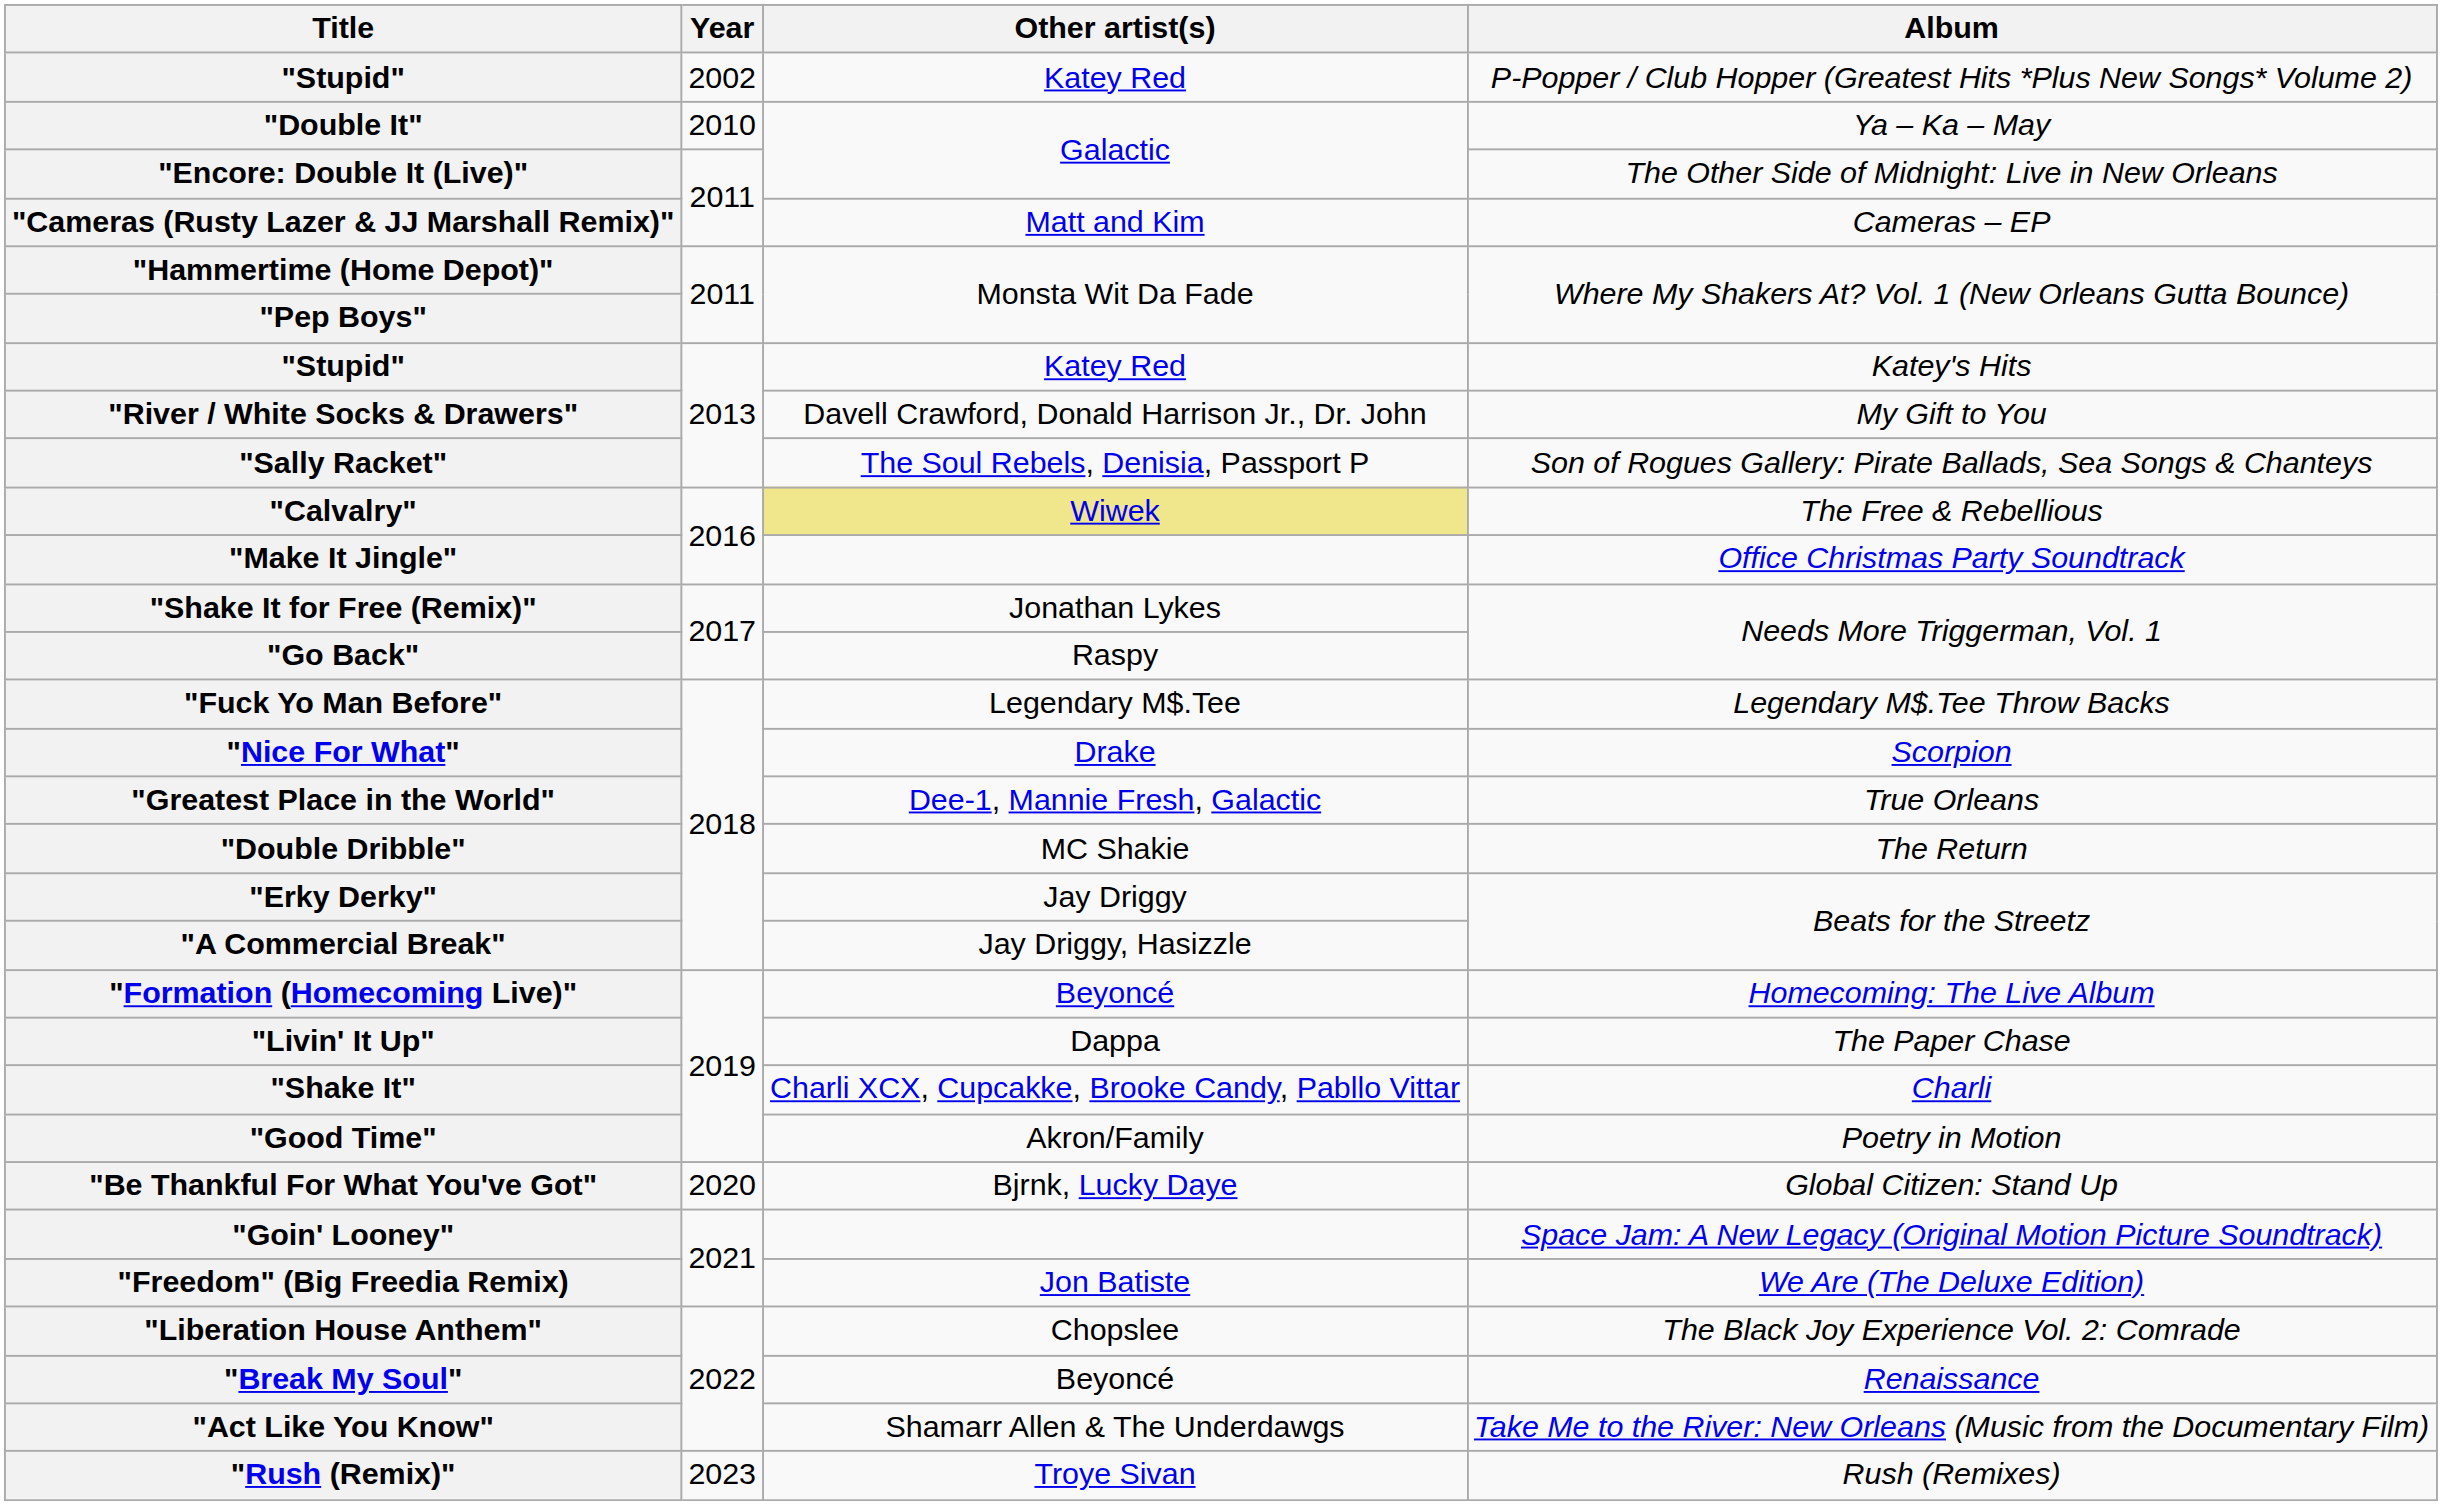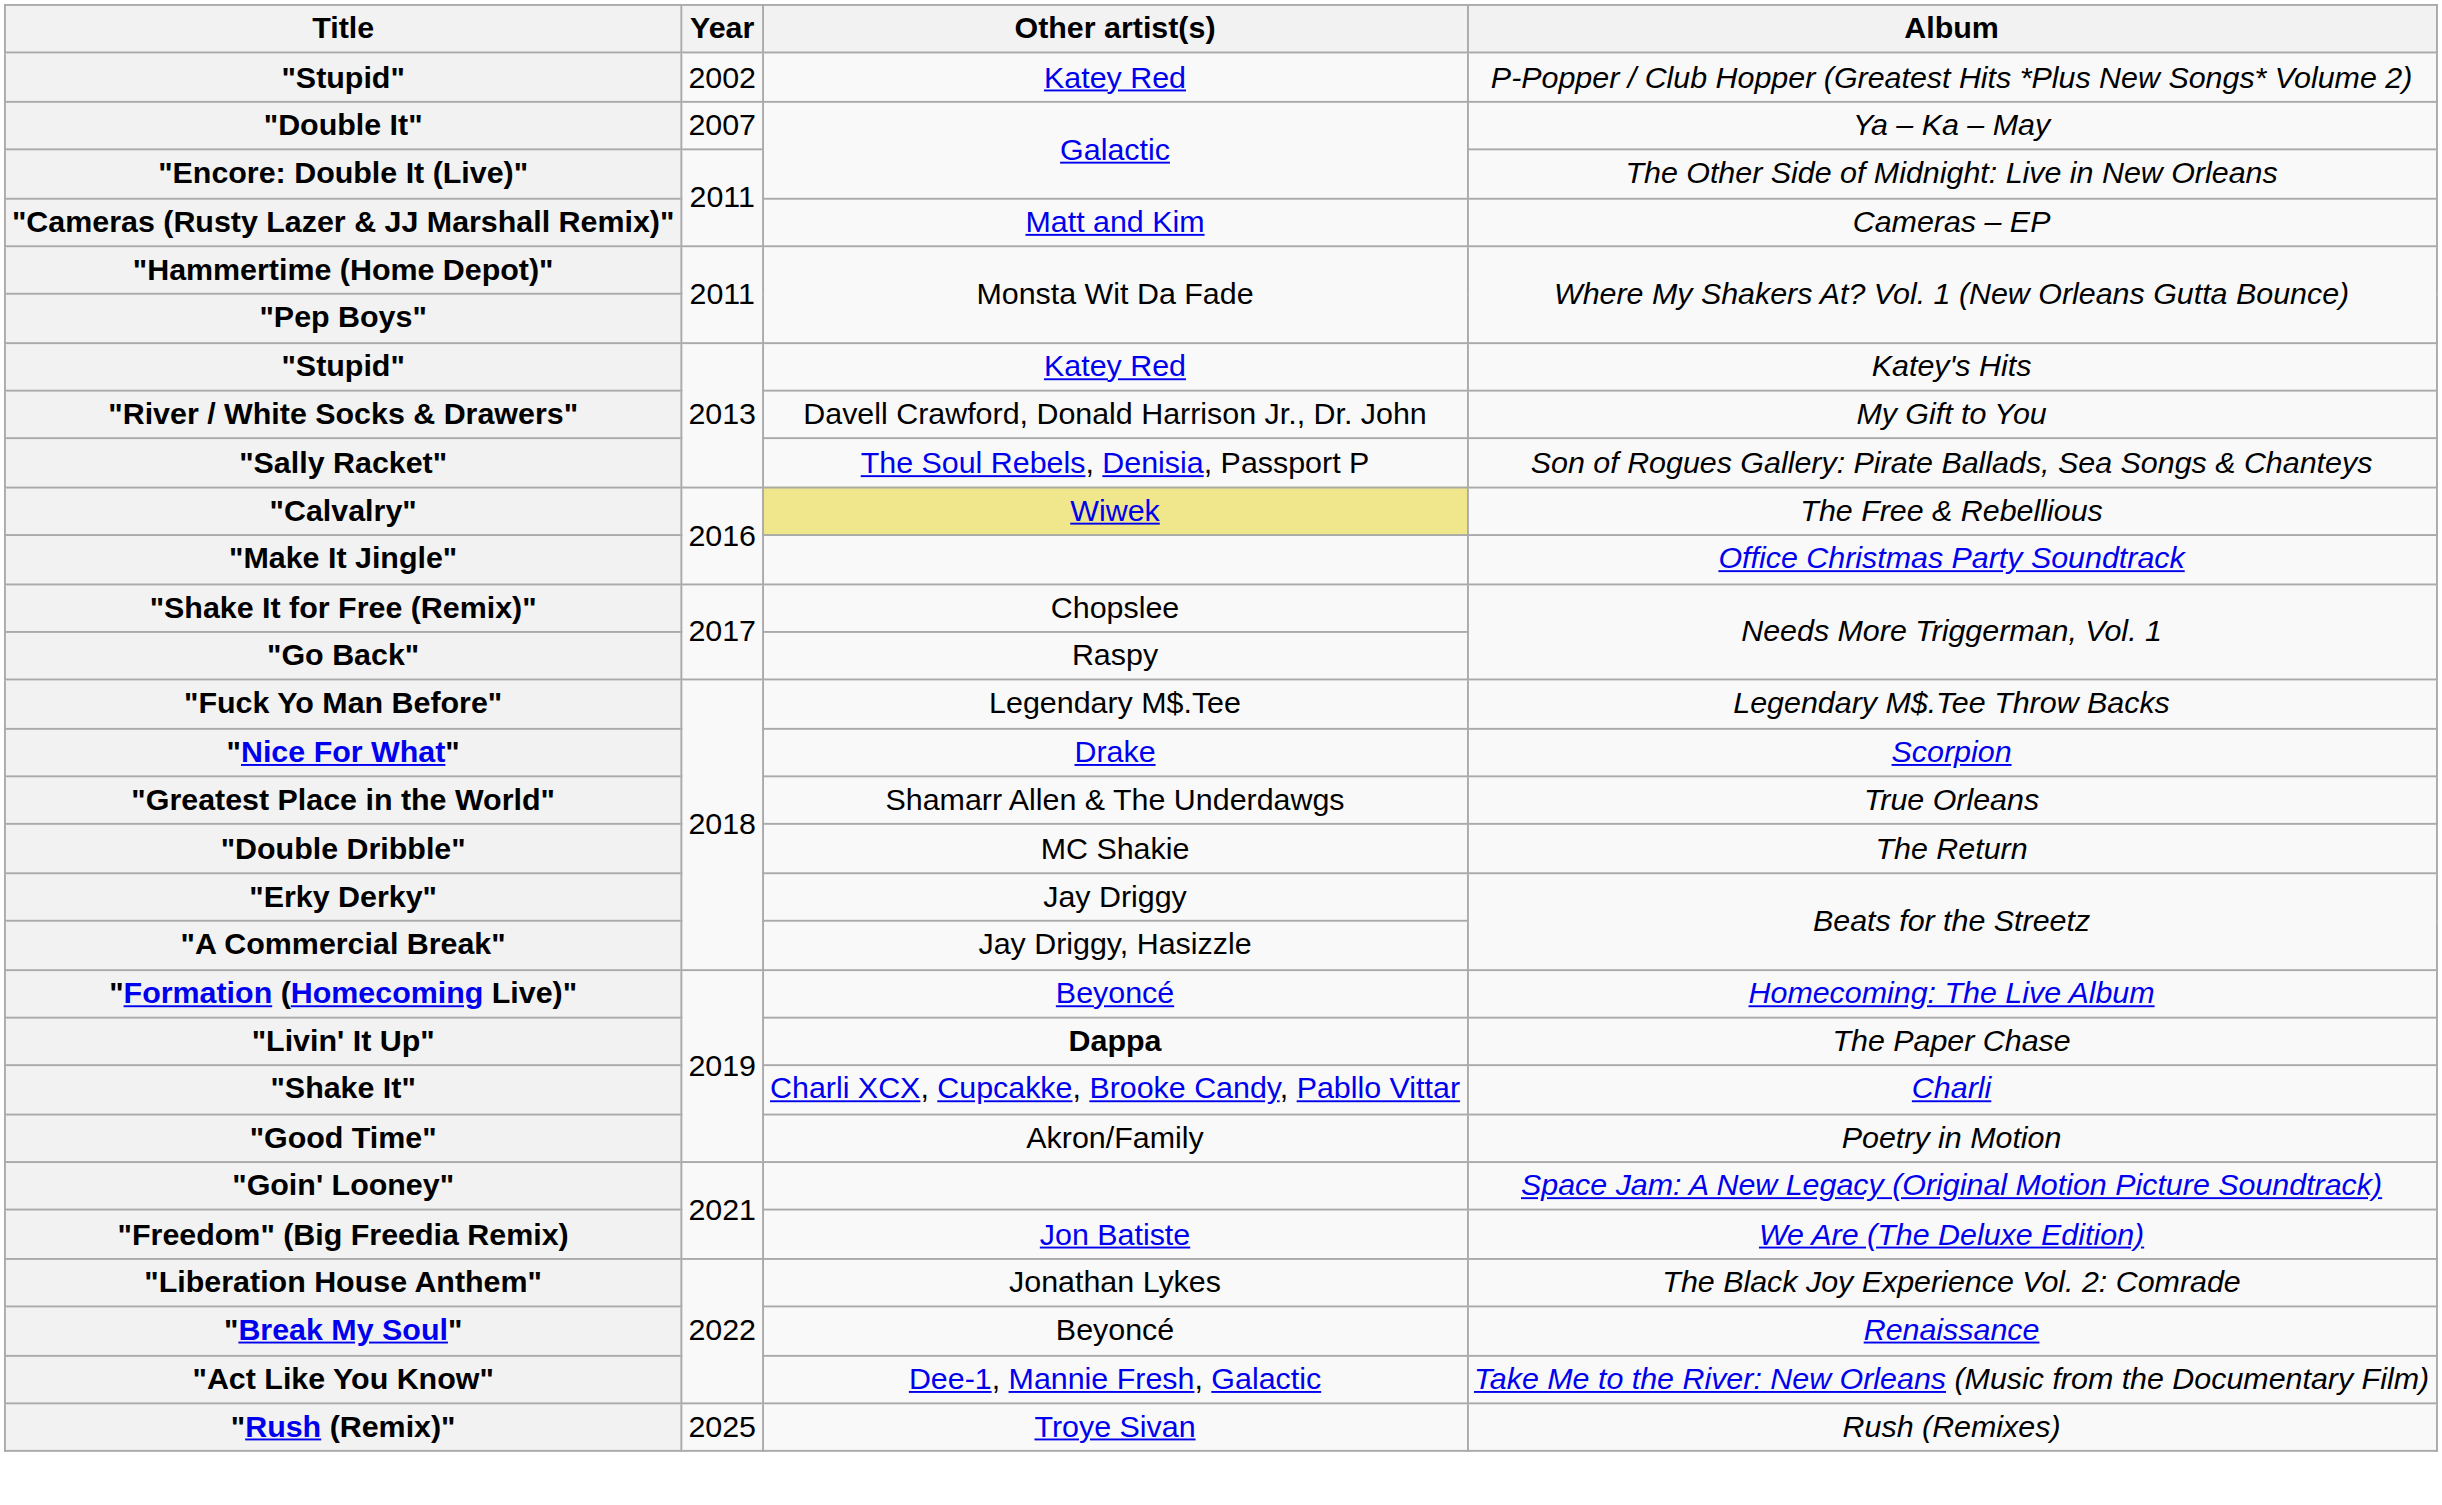(722, 125) 2010 -> (722, 125) 2007
(1115, 607) Jonathan Lykes -> (1115, 607) Chopslee
(1115, 800) Dee-1, Mannie Fresh, Galactic -> (1115, 800) Shamarr Allen & The Underdawgs
(1115, 1041) normal -> (1115, 1041) bold
- row: (343, 1185)
(1115, 1330) Chopslee -> (1115, 1282) Jonathan Lykes
(1115, 1426) Shamarr Allen & The Underdawgs -> (1115, 1378) Dee-1, Mannie Fresh, Galactic
(722, 1474) 2023 -> (722, 1426) 2025
